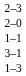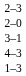- row: (13, 38)
+ row: (13, 53)
